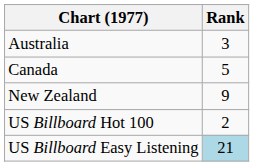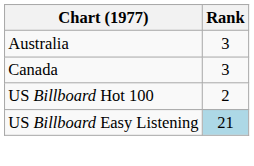(225, 69) 5 -> (225, 69) 3
- row: (52, 95)
